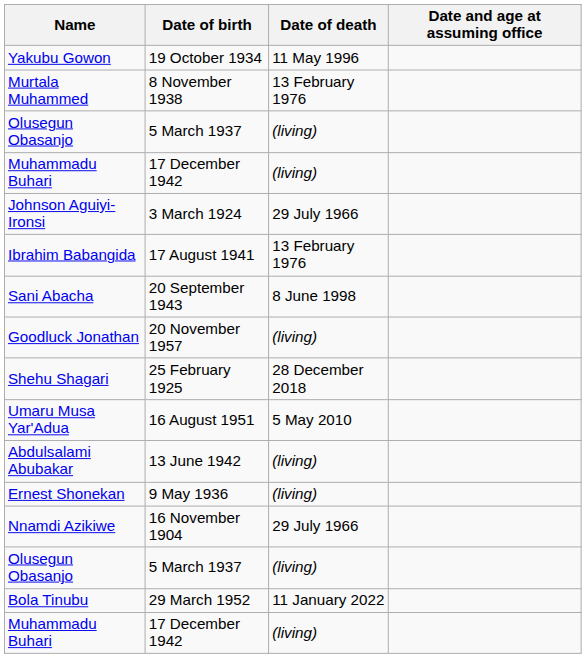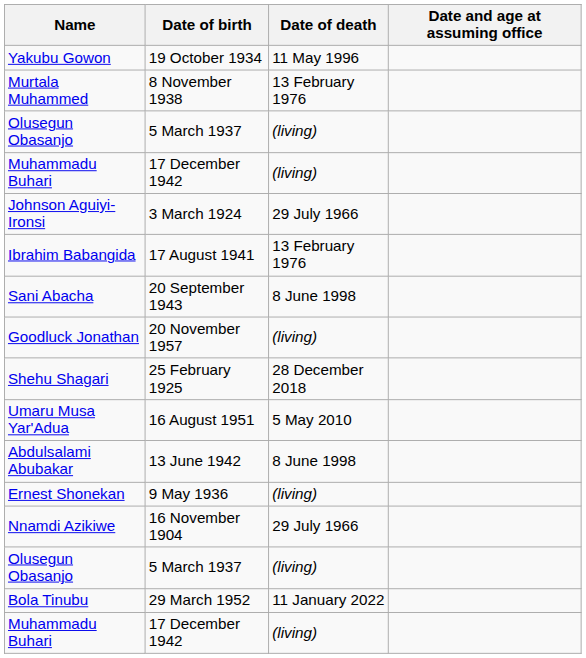(295, 461) (living) -> (314, 461) 8 June 1998
